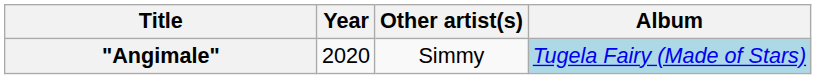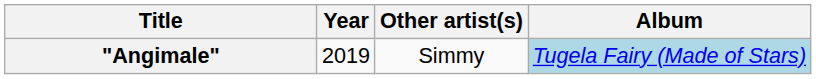(346, 55) 2020 -> (346, 55) 2019
